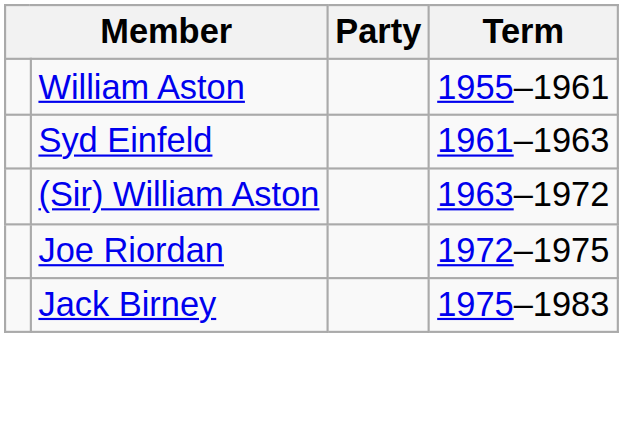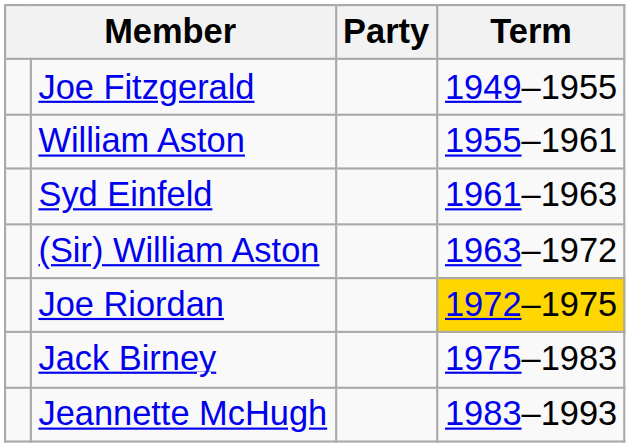+ row: (146, 86)
(523, 250) no background -> (531, 304) gold background
+ row: (183, 413)
